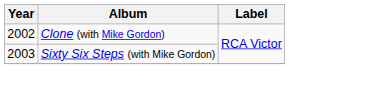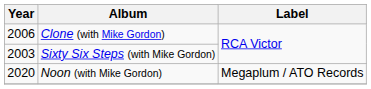(21, 34) 2002 -> (21, 34) 2006
+ row: (101, 73)
